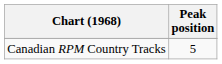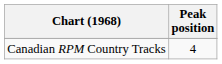(193, 48) 5 -> (193, 48) 4
